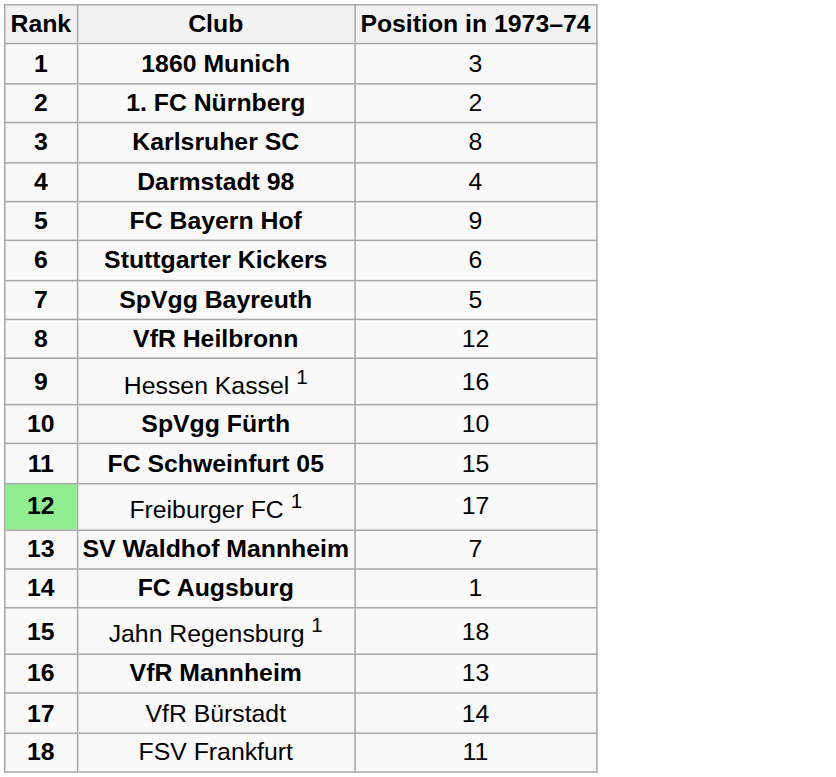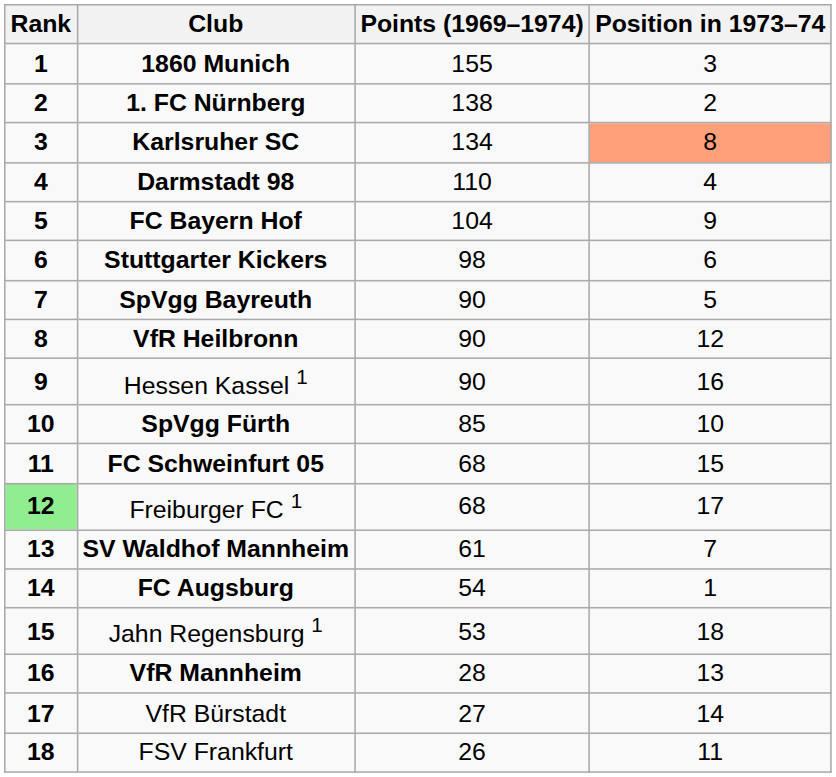+ column: (472, 24)
(475, 142) no background -> (710, 142) lightsalmon background
